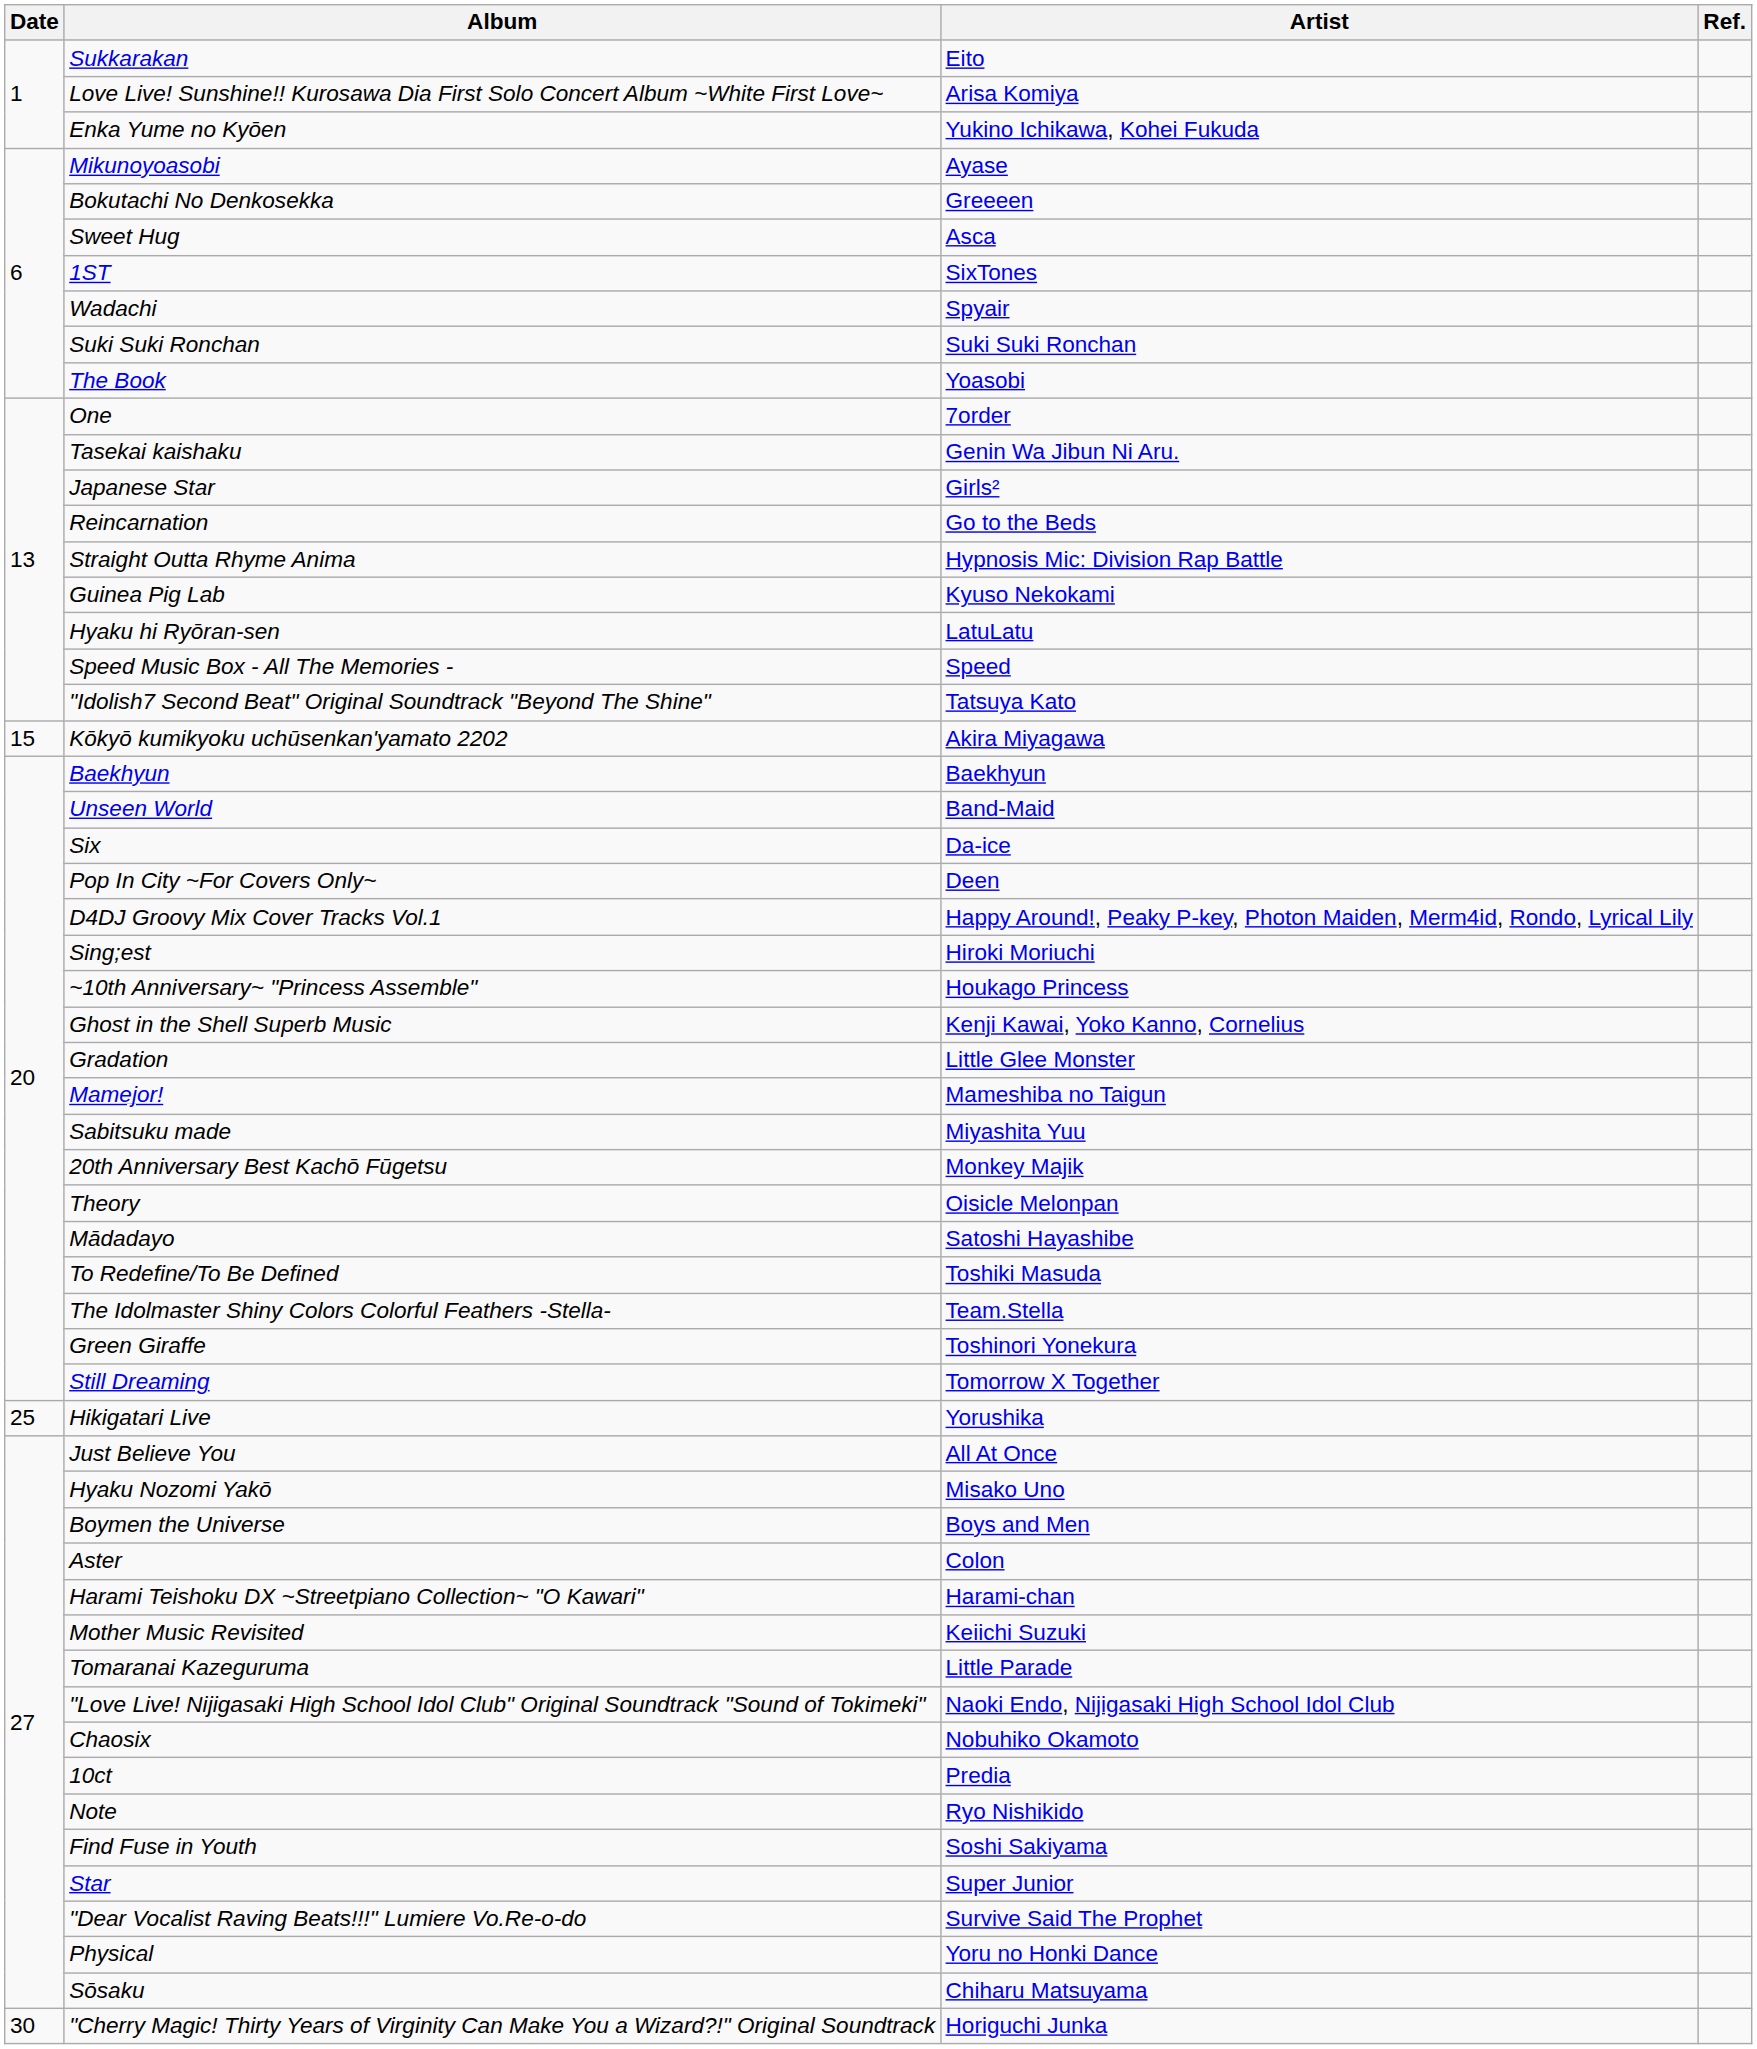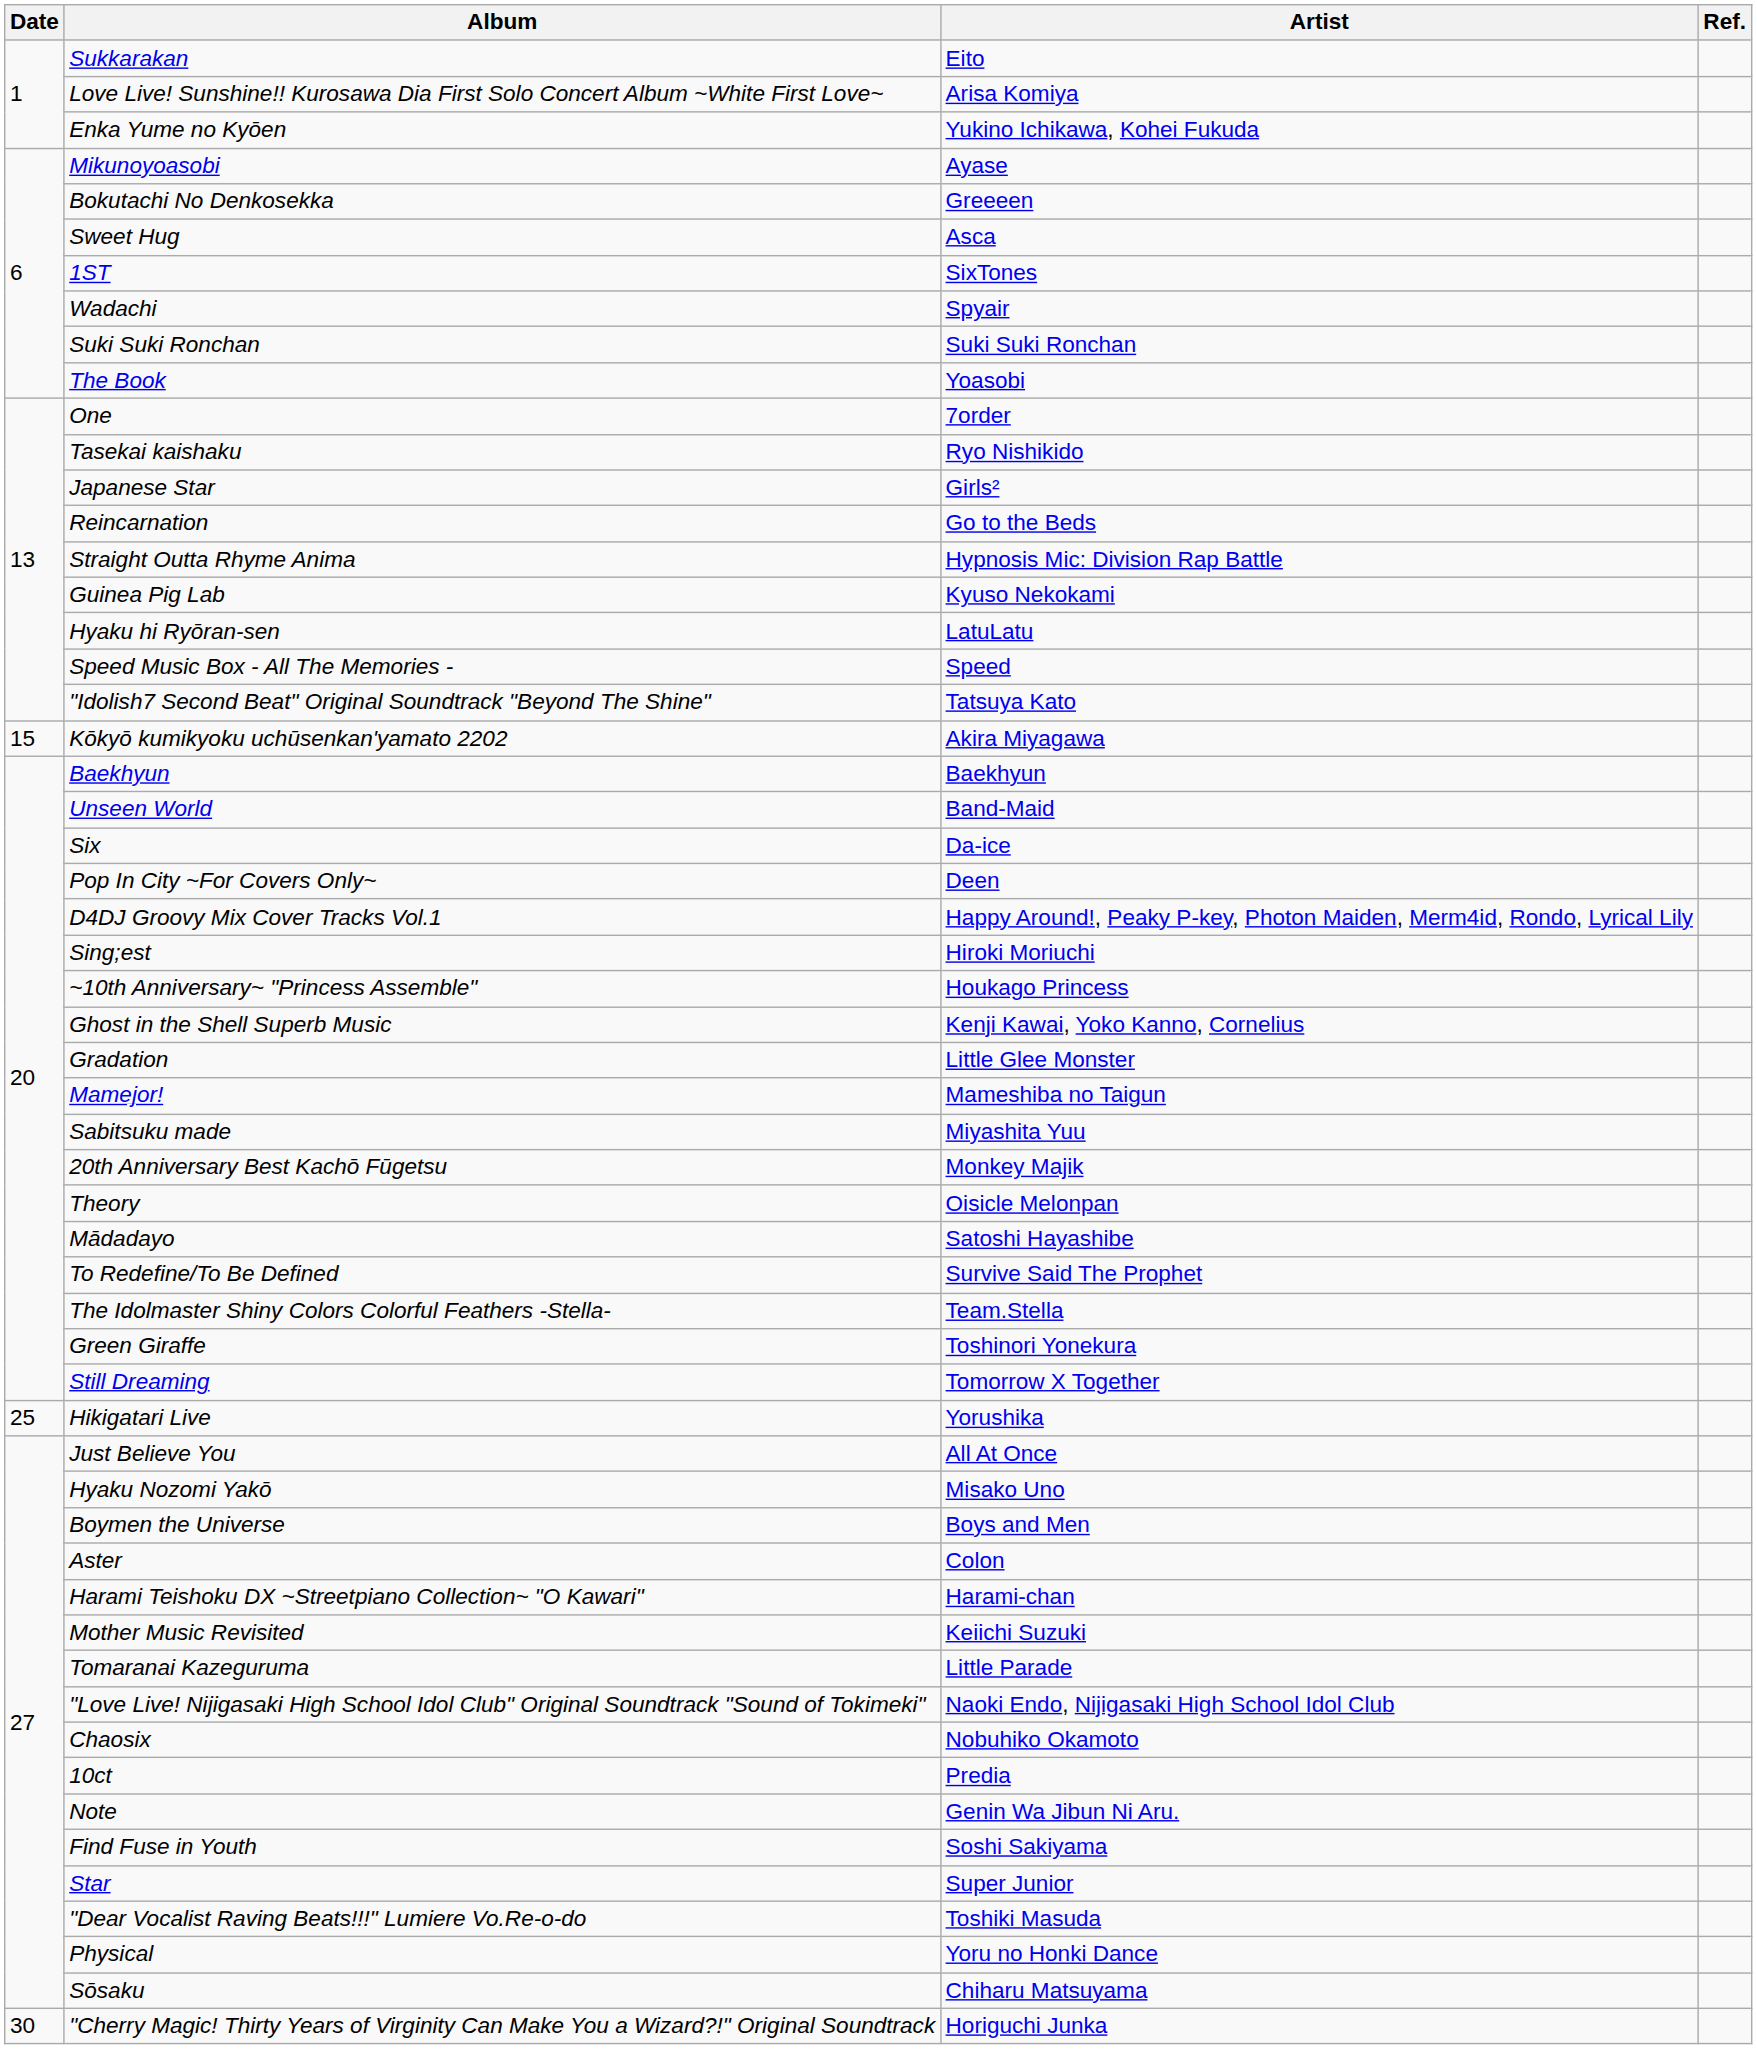(1062, 451) Genin Wa Jibun Ni Aru. -> (1015, 451) Ryo Nishikido
(1023, 1274) Toshiki Masuda -> (1074, 1274) Survive Said The Prophet
(1015, 1811) Ryo Nishikido -> (1062, 1811) Genin Wa Jibun Ni Aru.
(1074, 1918) Survive Said The Prophet -> (1023, 1918) Toshiki Masuda
